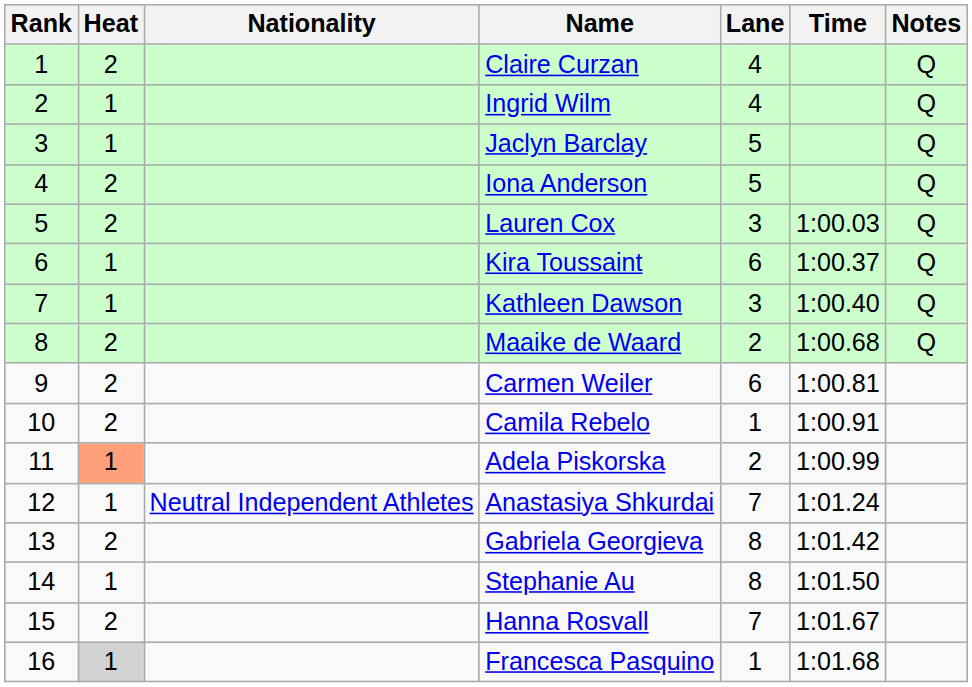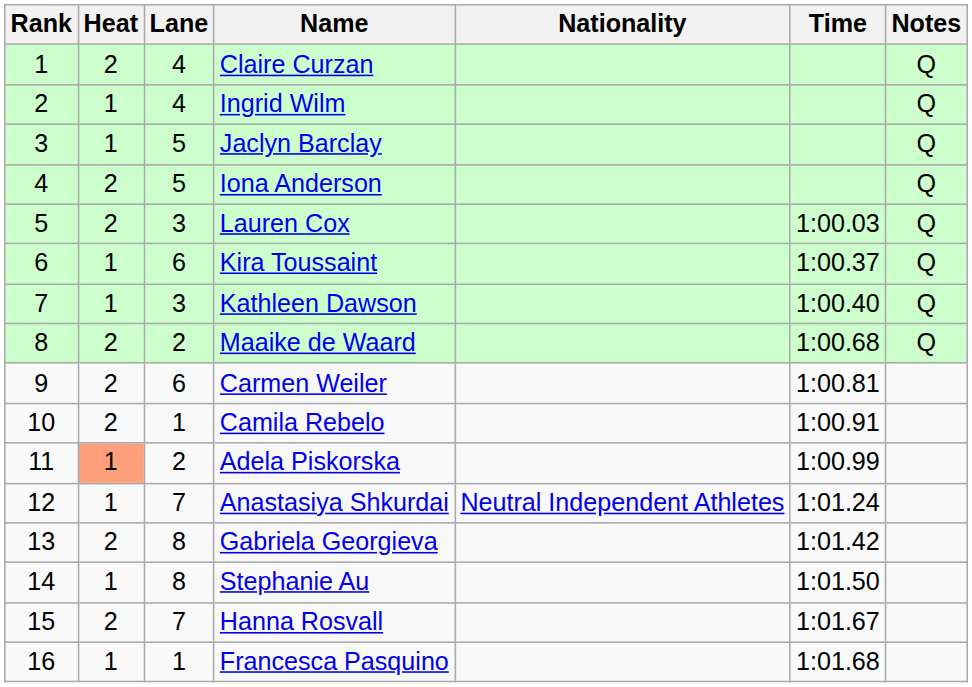columns swapped: (755, 24) <-> (312, 24)
(111, 661) lightgrey background -> (111, 661) no background
